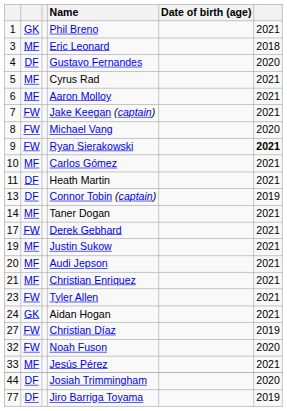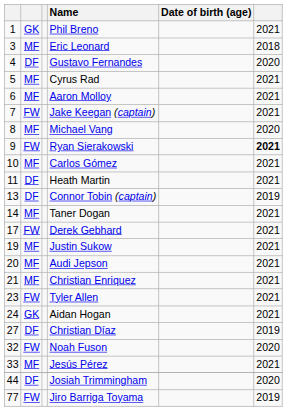(32, 130) FW -> (32, 130) MF
(32, 331) FW -> (32, 331) DF
(32, 398) DF -> (32, 398) FW
